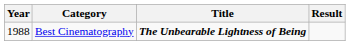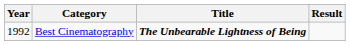(18, 31) 1988 -> (18, 31) 1992
